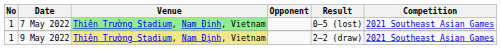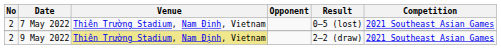(11, 24) 1 -> (11, 24) 2
(169, 24) lightgreen background -> (169, 24) no background
(11, 38) 1 -> (11, 38) 2
